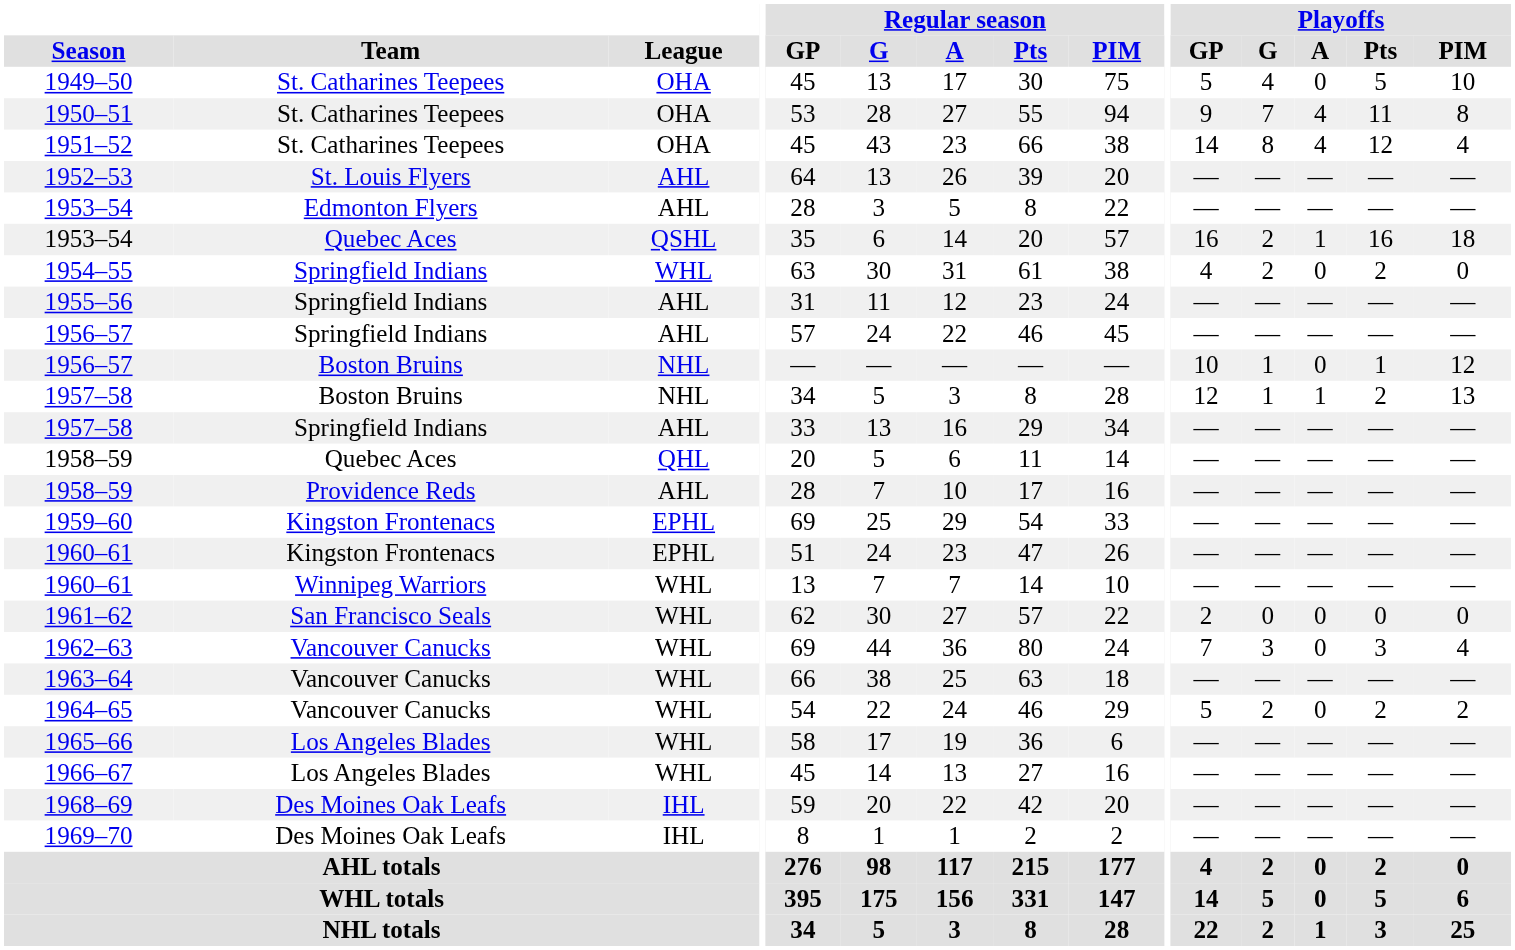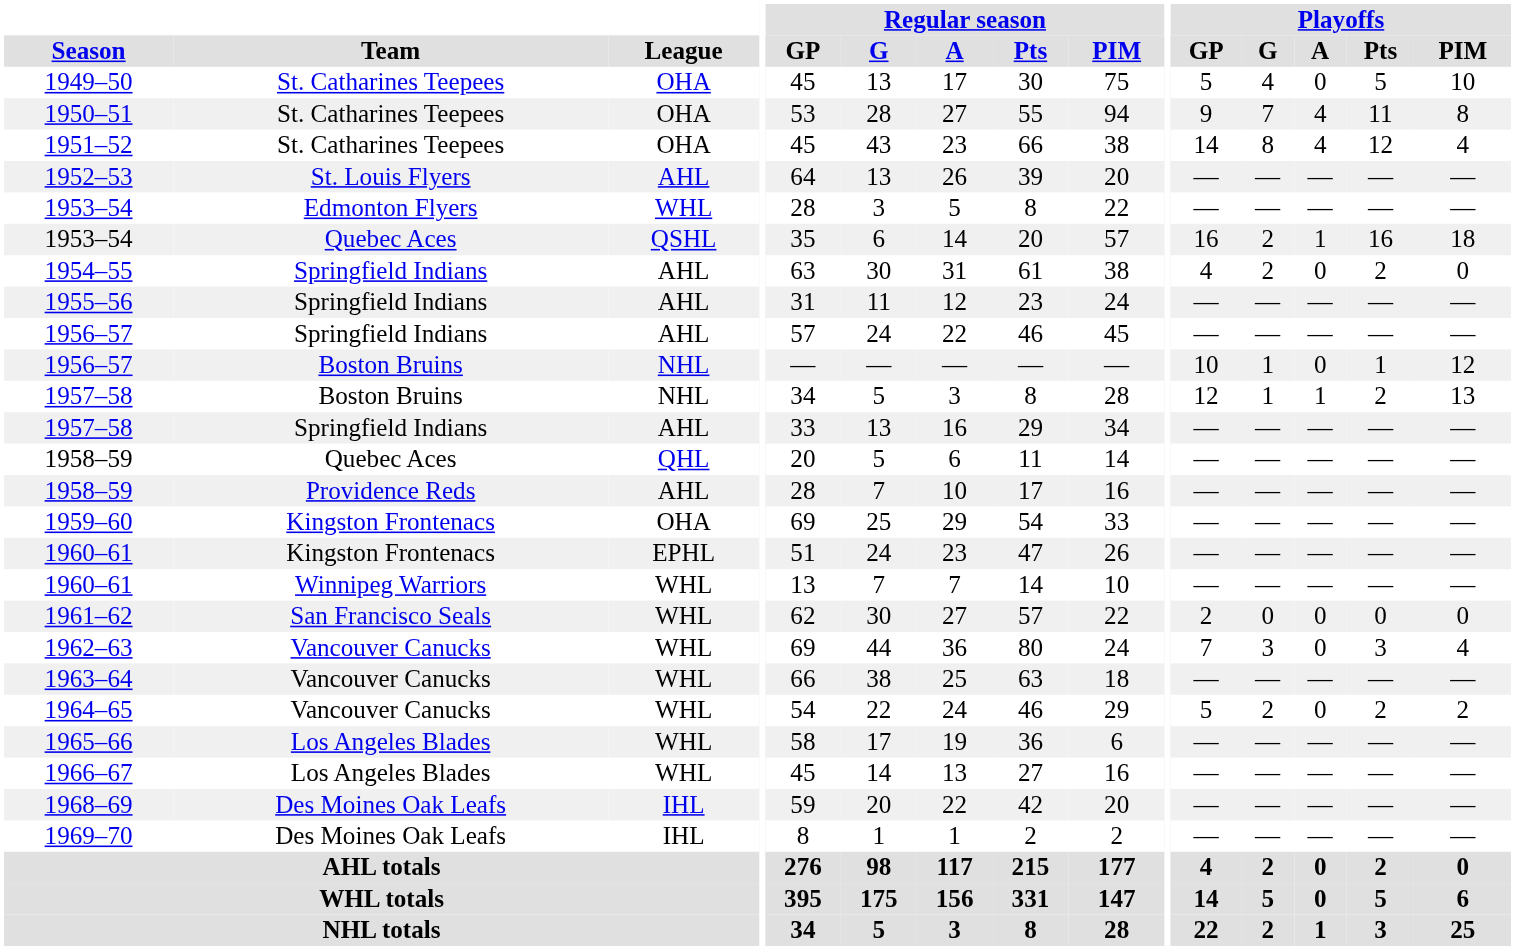(684, 207) AHL -> (684, 207) WHL
(684, 270) WHL -> (684, 270) AHL
(684, 521) EPHL -> (684, 521) OHA
